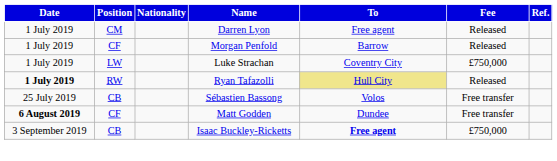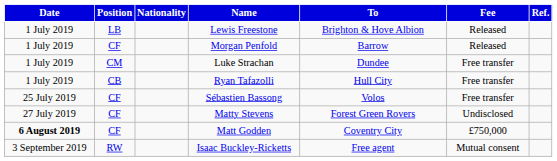+ row: (244, 30)
- row: (244, 30)
(114, 63) LW -> (114, 63) CM
(373, 63) Coventry City -> (373, 63) Dundee
(488, 63) £750,000 -> (488, 63) Free transfer
(49, 80) bold -> (49, 80) normal
(114, 80) RW -> (114, 80) CB
(373, 80) khaki background -> (373, 80) no background
(488, 80) Released -> (488, 80) Free transfer
(114, 97) CB -> (114, 97) CF
+ row: (244, 114)
(373, 114) Dundee -> (373, 131) Coventry City
(488, 114) Free transfer -> (488, 131) £750,000
(114, 131) CB -> (114, 148) RW
(373, 131) bold -> (373, 148) normal
(488, 131) £750,000 -> (488, 148) Mutual consent
